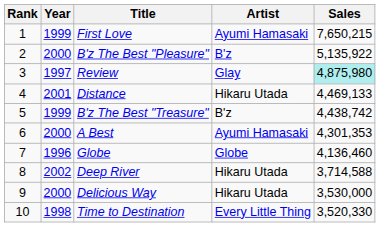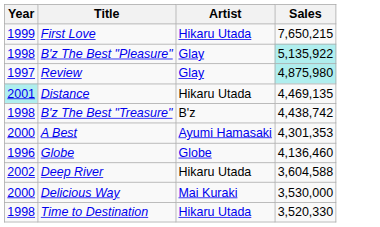- column: (23, 14)
(261, 34) Ayumi Hamasaki -> (215, 34) Hikaru Utada
(57, 53) 2000 -> (21, 53) 1998
(223, 53) B'z -> (191, 53) Glay
(344, 53) no background -> (305, 53) paleturquoise background
(57, 93) no background -> (21, 93) paleturquoise background
(344, 93) 4,469,133 -> (305, 93) 4,469,135
(57, 113) 1999 -> (21, 113) 1998
(344, 172) 3,714,588 -> (305, 172) 3,604,588
(251, 192) Hikaru Utada -> (208, 192) Mai Kuraki
(263, 212) Every Little Thing -> (215, 212) Hikaru Utada
